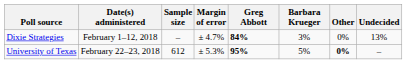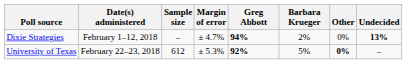(239, 37) 84% -> (239, 37) 94%
(304, 37) 3% -> (304, 37) 2%
(379, 37) normal -> (379, 37) bold
(239, 52) 95% -> (239, 52) 92%
